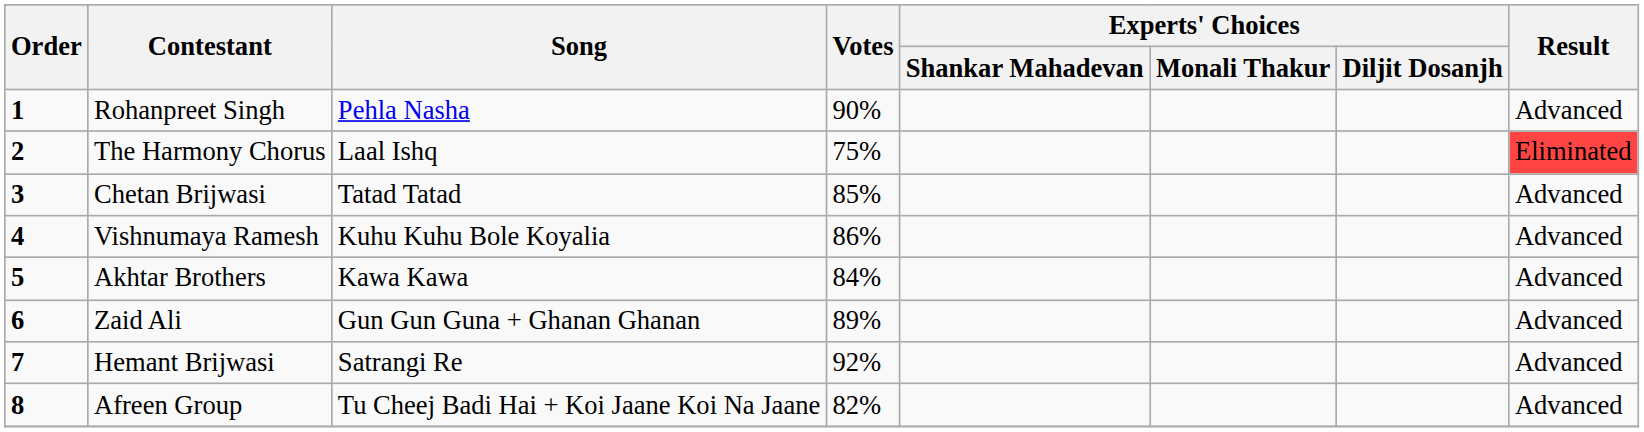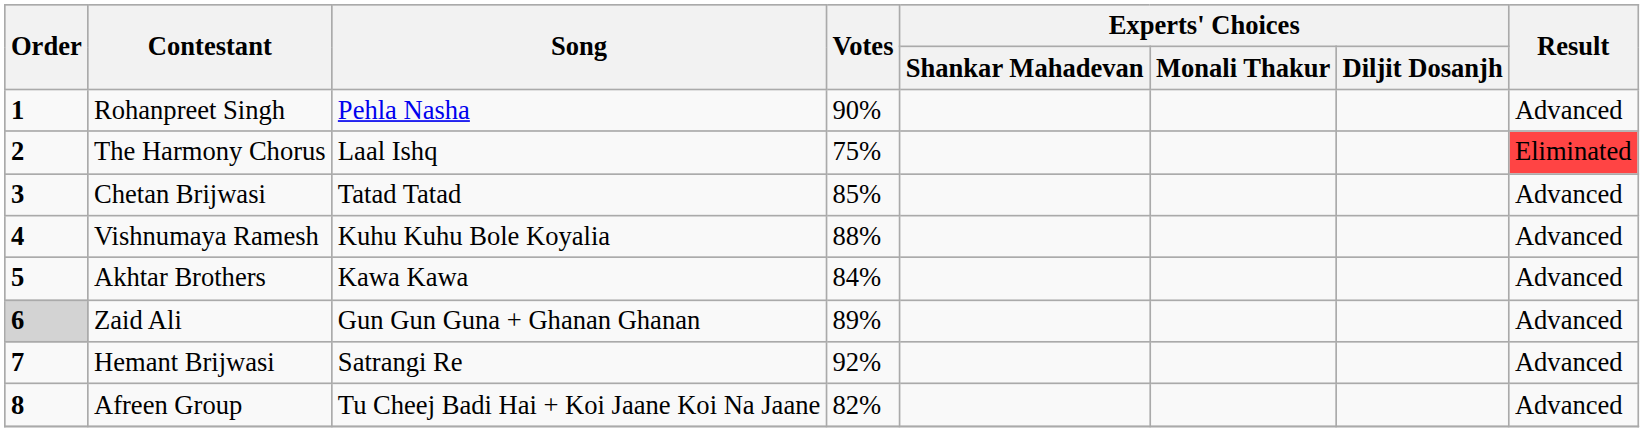(857, 236) 86% -> (857, 236) 88%
(18, 320) no background -> (18, 320) lightgrey background
